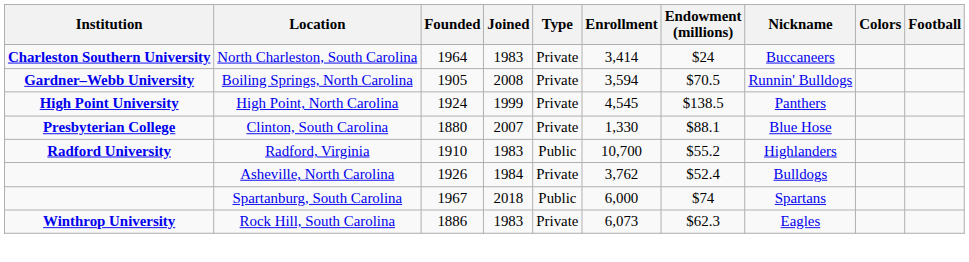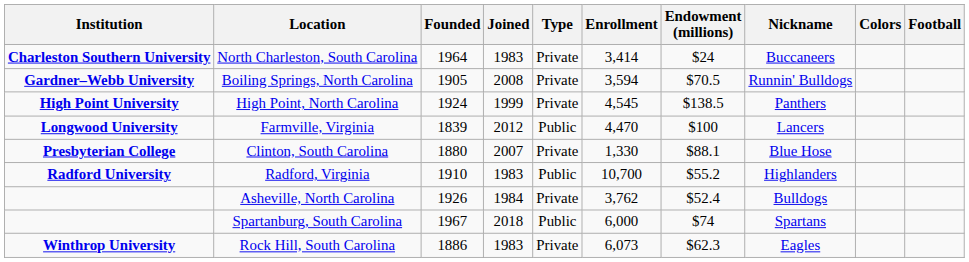+ row: (317, 127)
